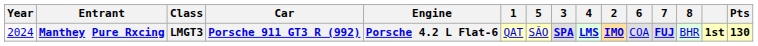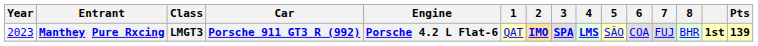columns swapped: (614, 13) <-> (538, 13)
(20, 32) 2024 -> (20, 32) 2023
(664, 32) bold -> (664, 32) normal
(740, 32) 130 -> (740, 32) 139
